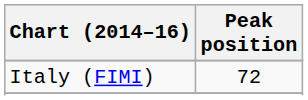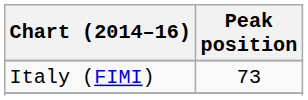(249, 77) 72 -> (249, 77) 73
